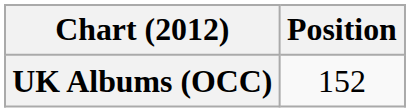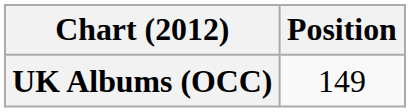(342, 80) 152 -> (342, 80) 149
